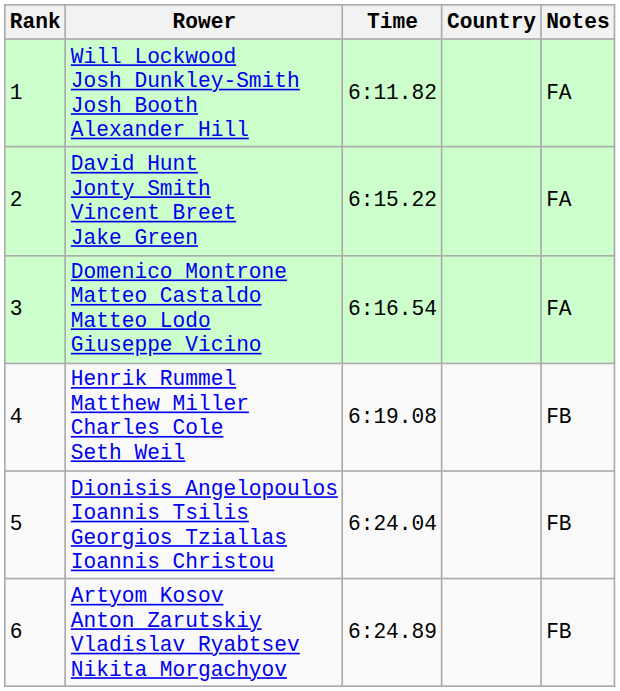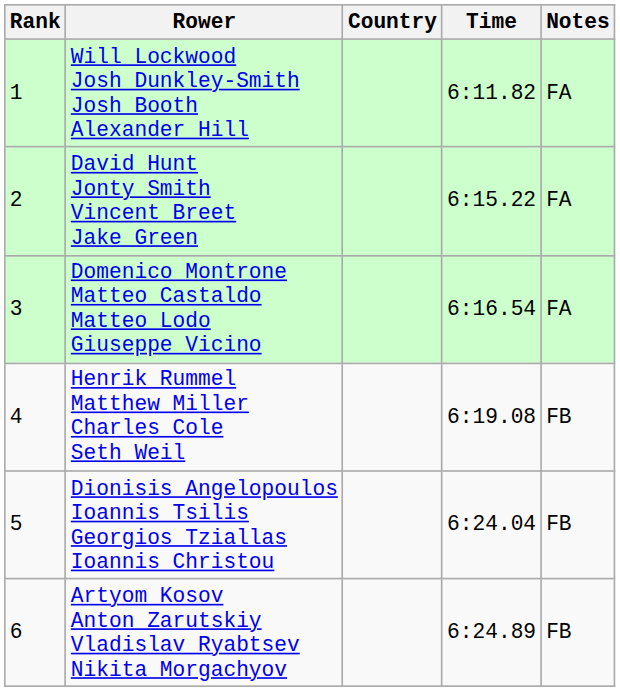columns swapped: (492, 22) <-> (392, 22)
